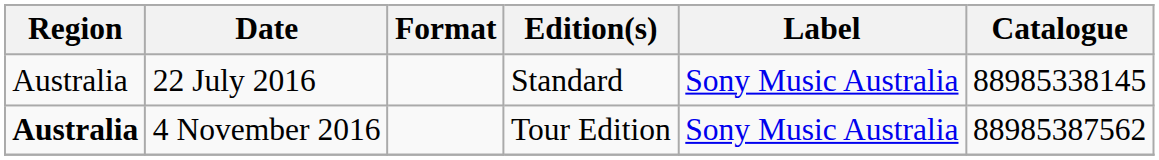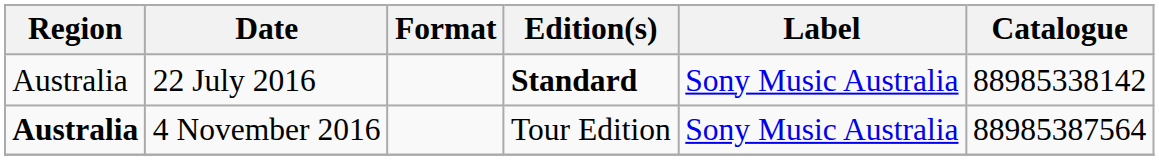(567, 79) normal -> (574, 79) bold
(1060, 79) 88985338145 -> (1060, 79) 88985338142
(1060, 129) 88985387562 -> (1060, 129) 88985387564
